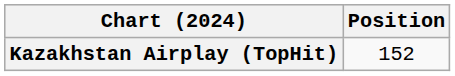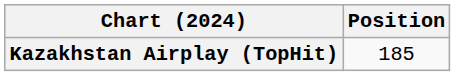(397, 54) 152 -> (397, 54) 185
